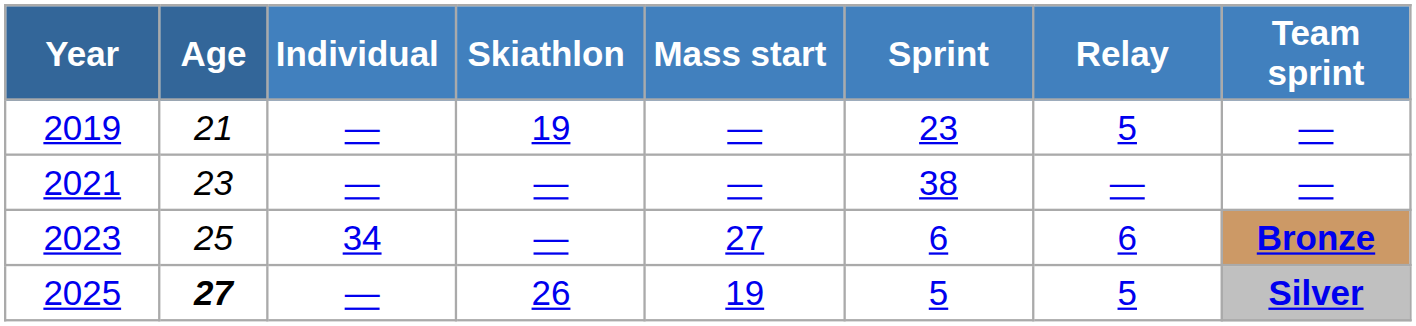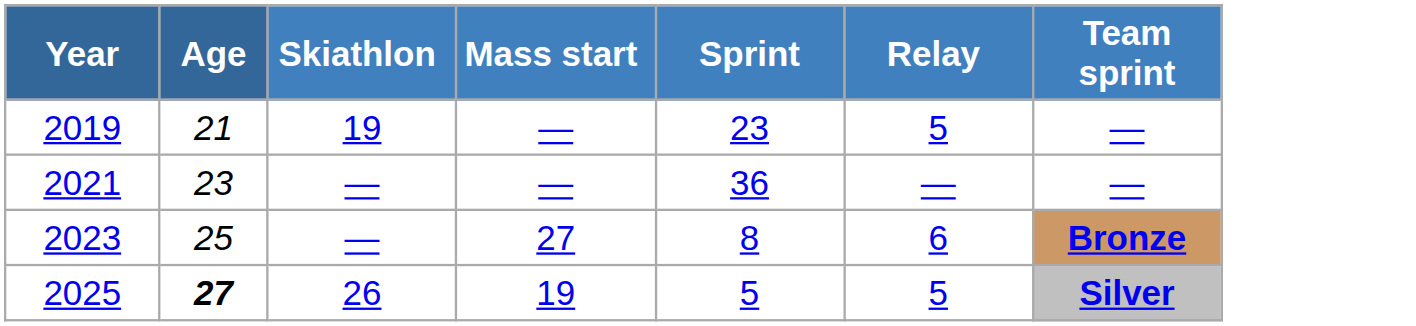- column: (362, 53)
(939, 183) 38 -> (750, 183) 36
(939, 238) 6 -> (750, 238) 8
